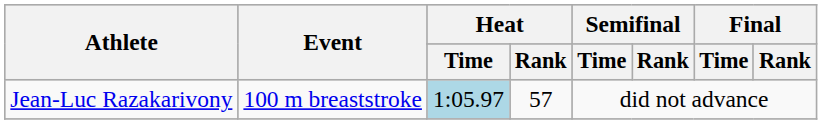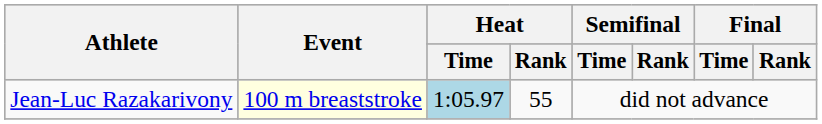(333, 99) no background -> (333, 99) lightyellow background
(541, 99) 57 -> (541, 99) 55
